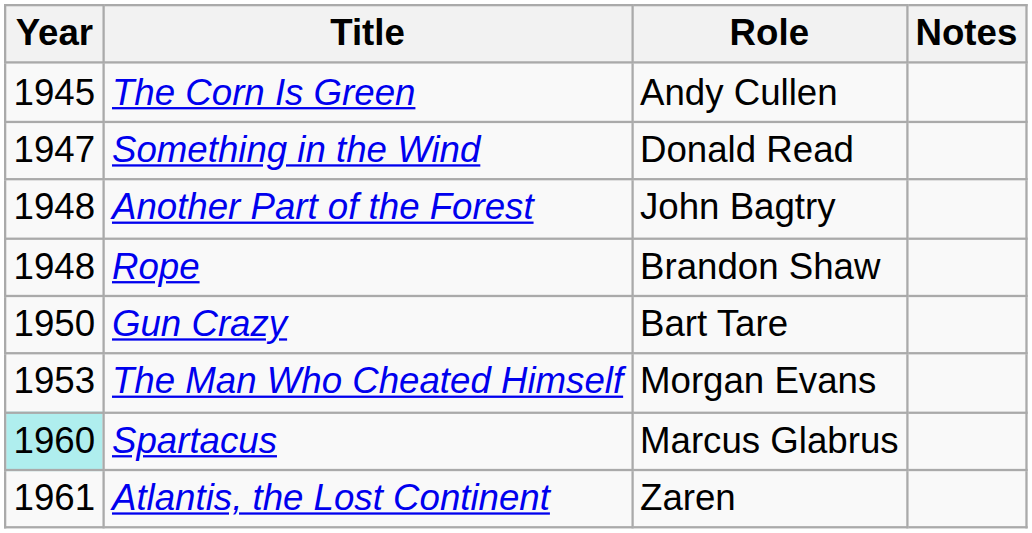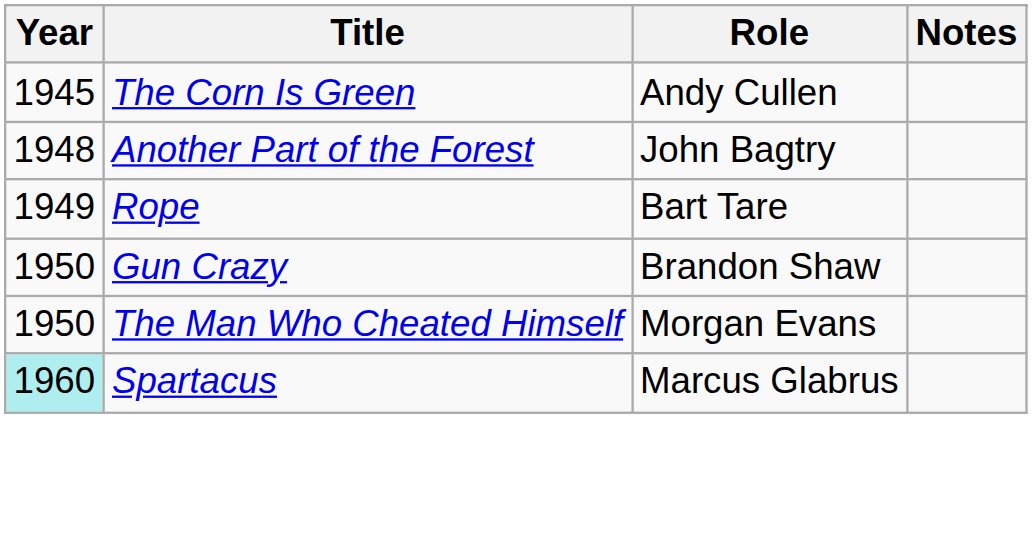- row: (296, 149)
(54, 265) 1948 -> (54, 207) 1949
(760, 265) Brandon Shaw -> (714, 207) Bart Tare
(714, 324) Bart Tare -> (760, 265) Brandon Shaw
(54, 382) 1953 -> (54, 324) 1950
- row: (331, 498)
